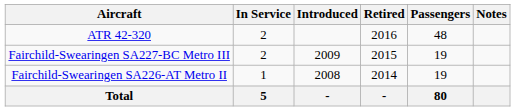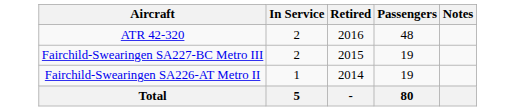- column: (327, 14)
